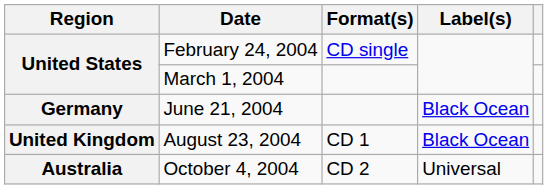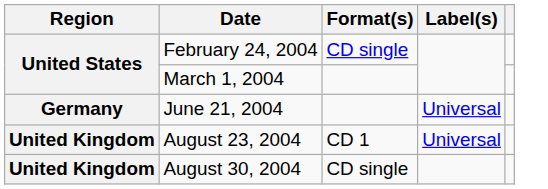(476, 109) Black Ocean -> (462, 109) Universal
(476, 139) Black Ocean -> (462, 139) Universal
+ row: (232, 169)
- row: (231, 169)
